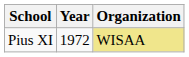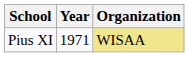(75, 39) 1972 -> (75, 39) 1971
